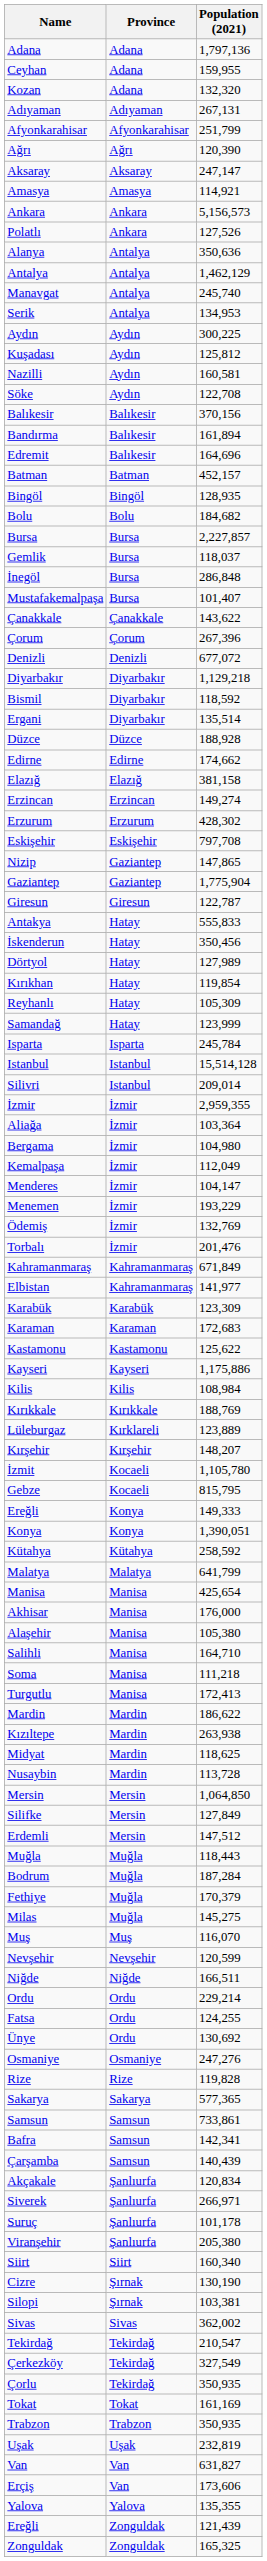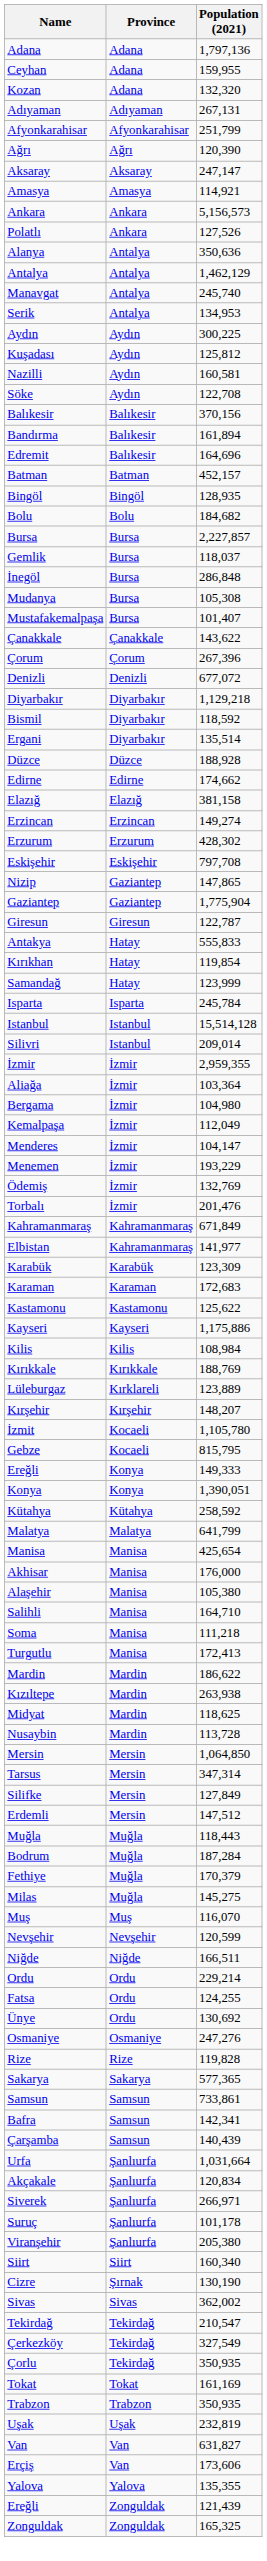+ row: (32, 597)
- row: (36, 942)
- row: (27, 962)
- row: (30, 1003)
+ row: (24, 1774)
+ row: (19, 2160)
- row: (23, 2302)
